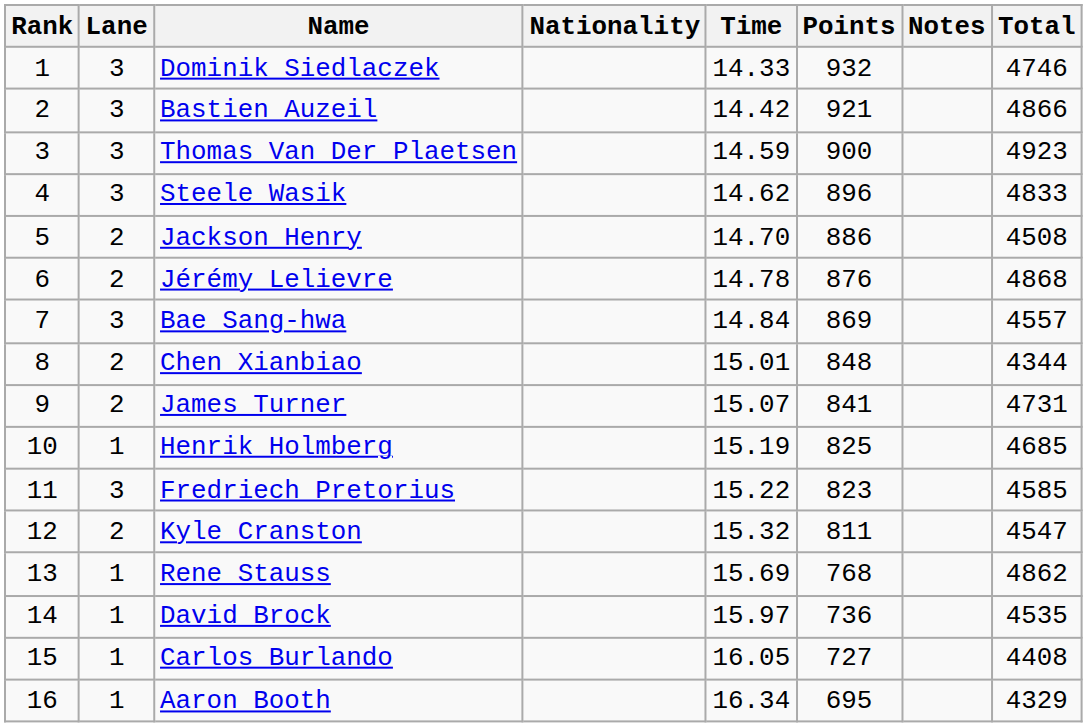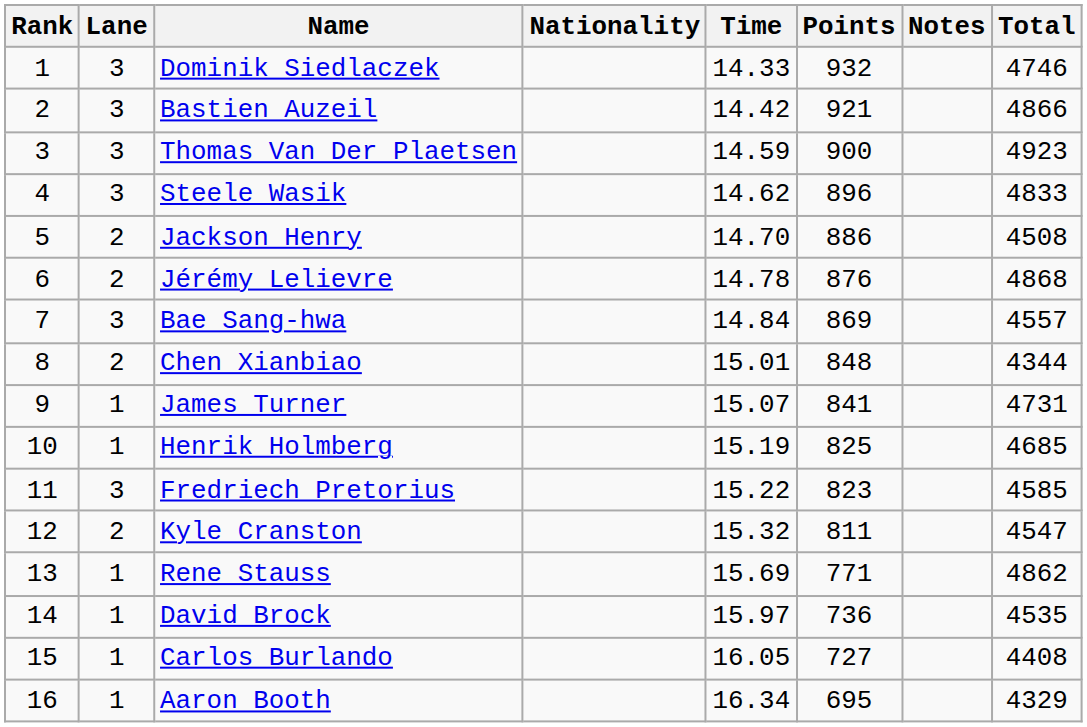(117, 406) 2 -> (117, 406) 1
(849, 574) 768 -> (849, 574) 771
